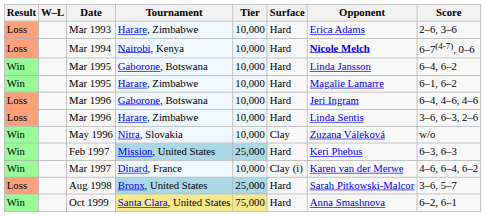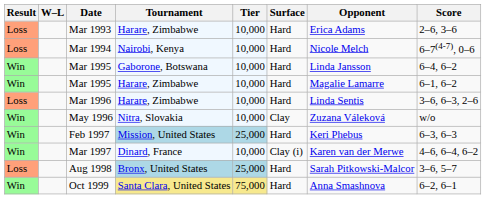(340, 48) bold -> (339, 48) normal
- row: (90, 100)
